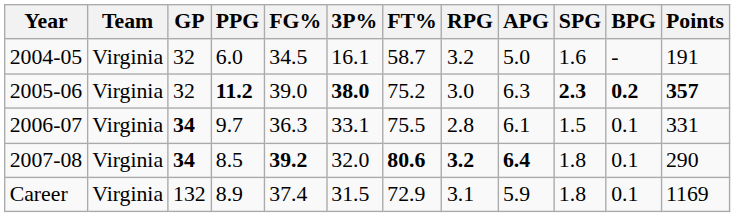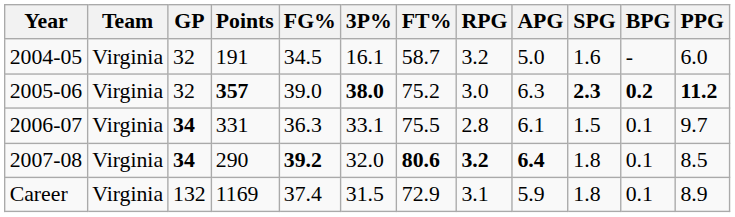columns swapped: (695, 21) <-> (238, 21)
